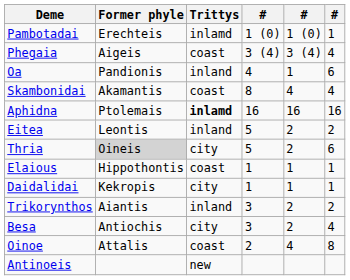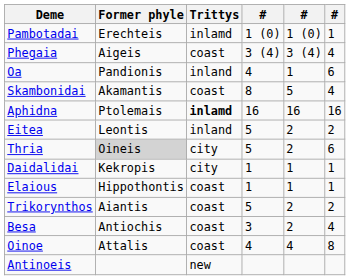(290, 91) 4 -> (290, 91) 5
rows swapped: (43, 188) <-> (32, 168)
(211, 207) inland -> (207, 207) coast
(249, 207) 3 -> (249, 207) 5
(204, 226) city -> (207, 226) coast
(249, 245) 2 -> (249, 245) 4
